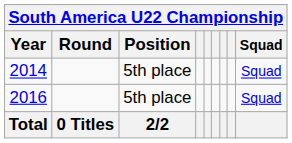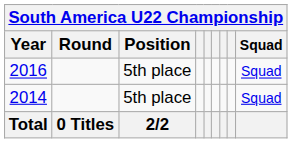rows swapped: (28, 71) <-> (28, 97)
